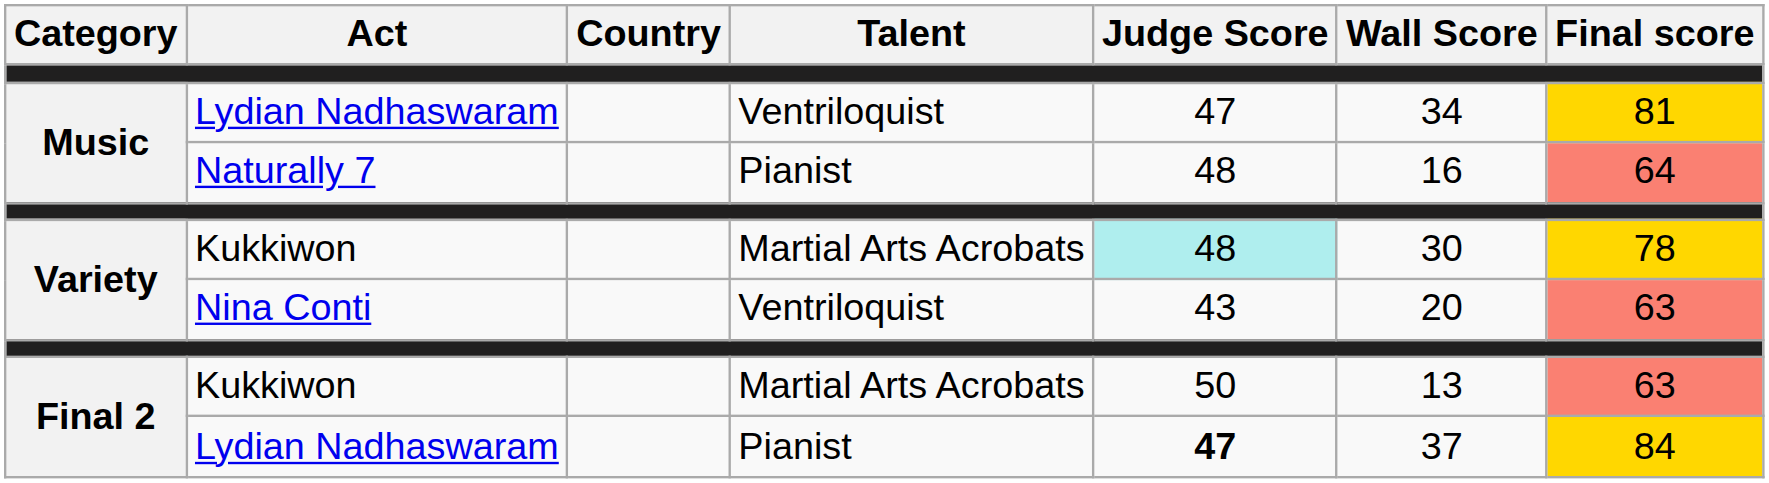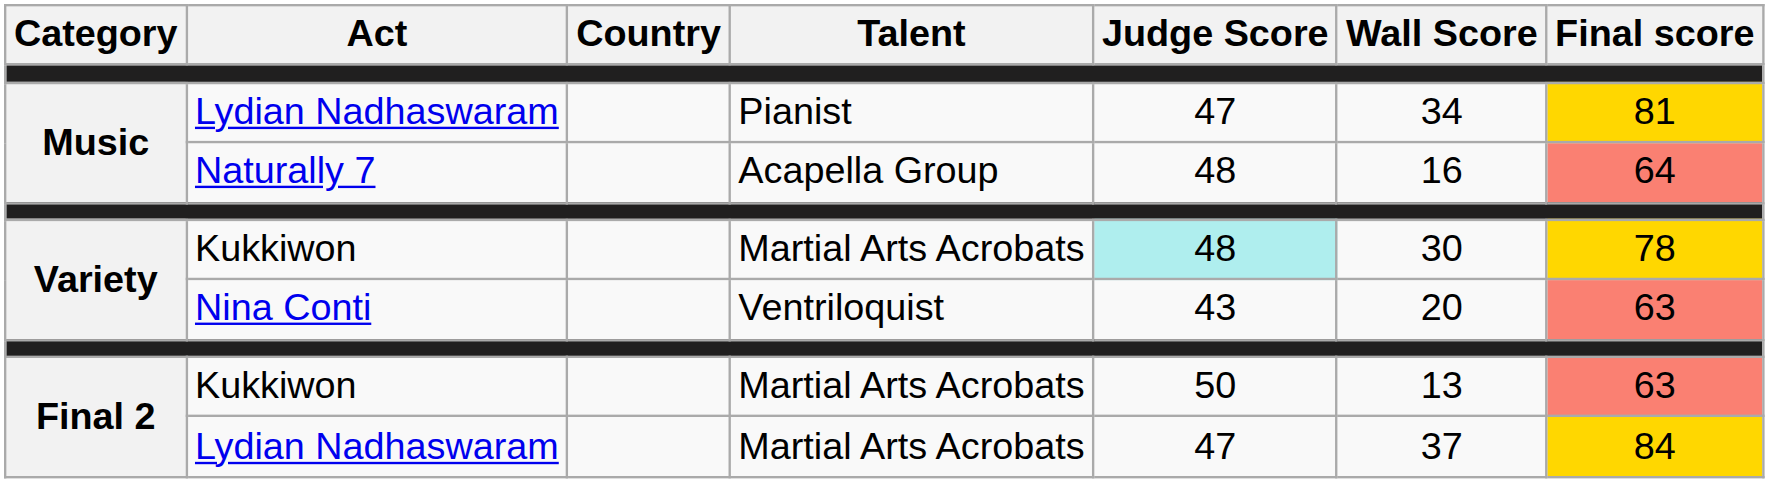(841, 111) Ventriloquist -> (795, 111) Pianist
(795, 171) Pianist -> (868, 171) Acapella Group
(795, 445) Pianist -> (911, 445) Martial Arts Acrobats
(1215, 445) bold -> (1215, 445) normal
